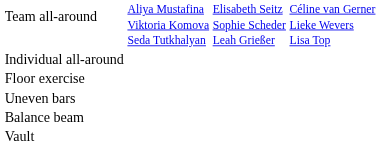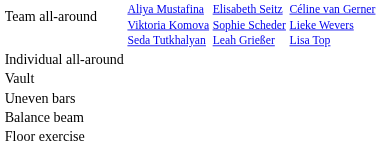rows swapped: (20, 136) <-> (45, 78)
